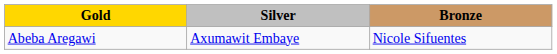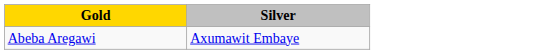- column: (461, 15)
